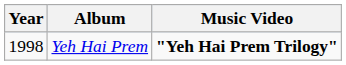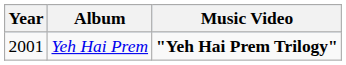(26, 45) 1998 -> (26, 45) 2001
